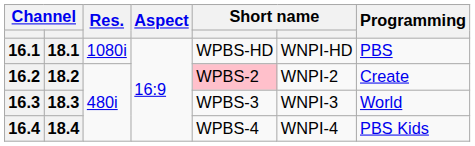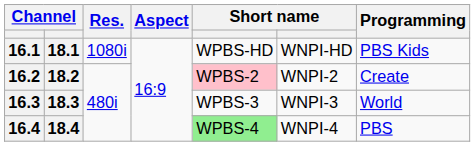(376, 50) PBS -> (394, 50) PBS Kids
(228, 128) no background -> (228, 128) lightgreen background
(394, 128) PBS Kids -> (376, 128) PBS
